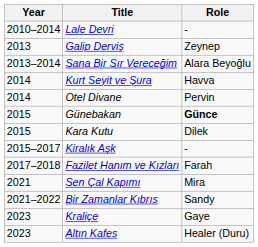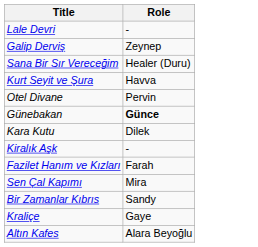- column: (34, 13)
(218, 64) Alara Beyoğlu -> (158, 64) Healer (Duru)
(217, 234) Healer (Duru) -> (159, 234) Alara Beyoğlu
